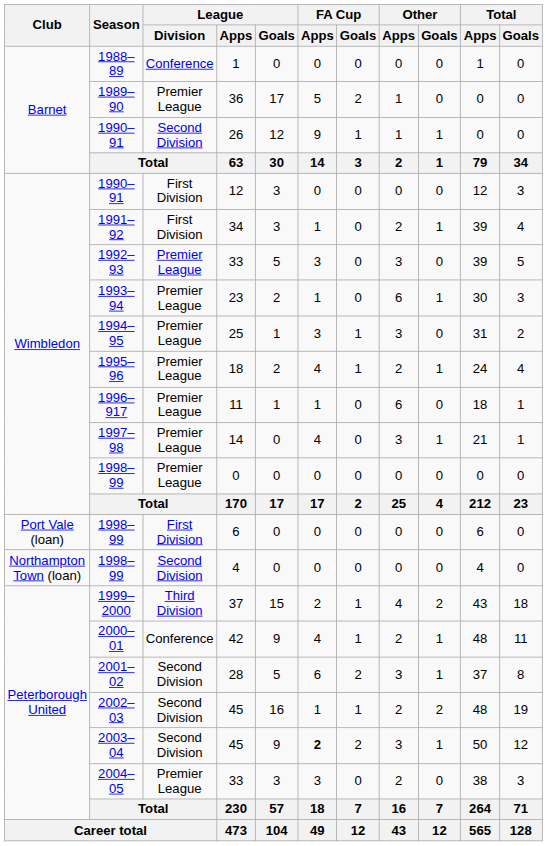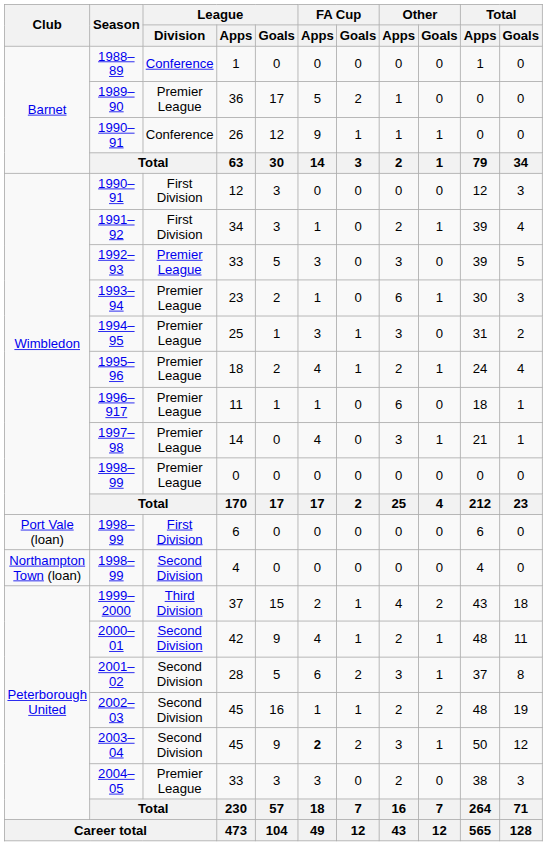(180, 135) Second Division -> (180, 135) Conference
(180, 639) Conference -> (180, 639) Second Division
